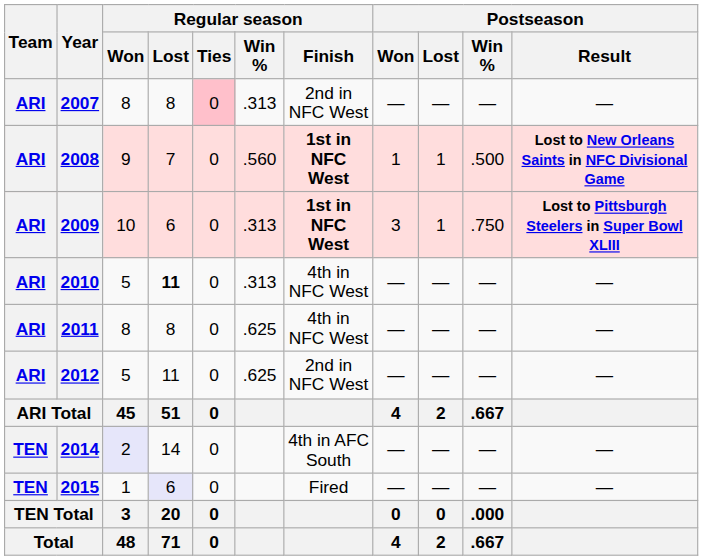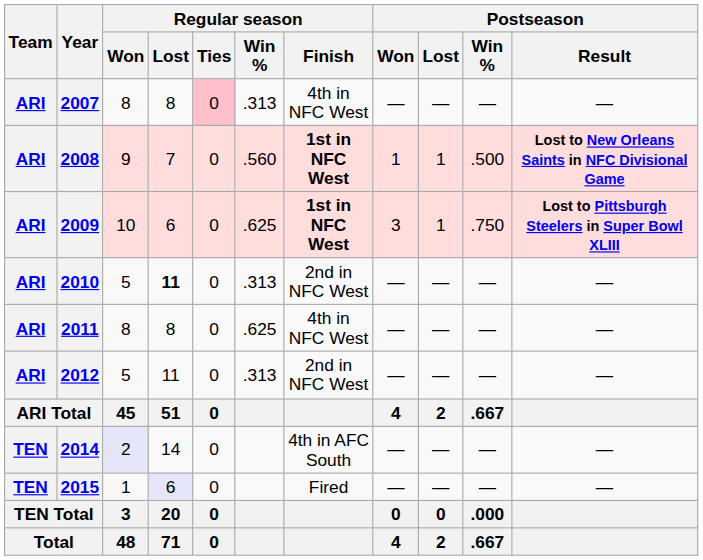(329, 102) 2nd in NFC West -> (329, 102) 4th in NFC West
(260, 225) .313 -> (260, 225) .625
(329, 282) 4th in NFC West -> (329, 282) 2nd in NFC West
(260, 375) .625 -> (260, 375) .313
